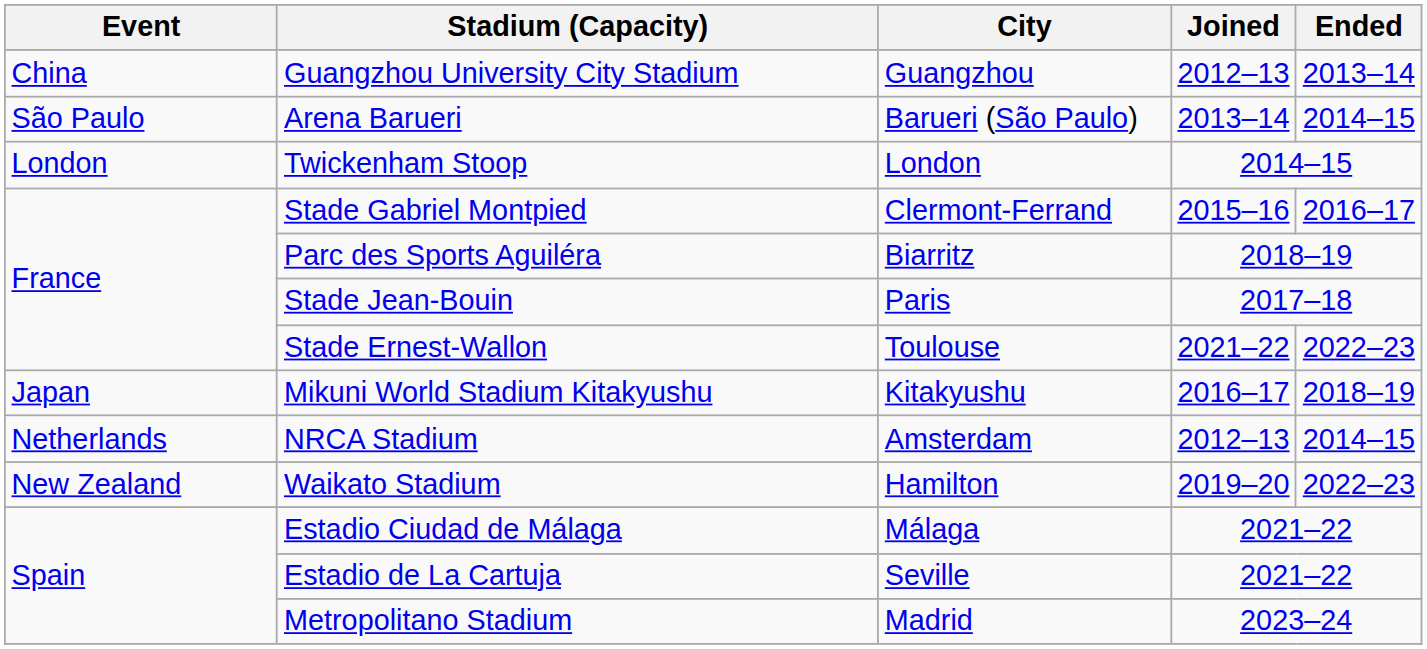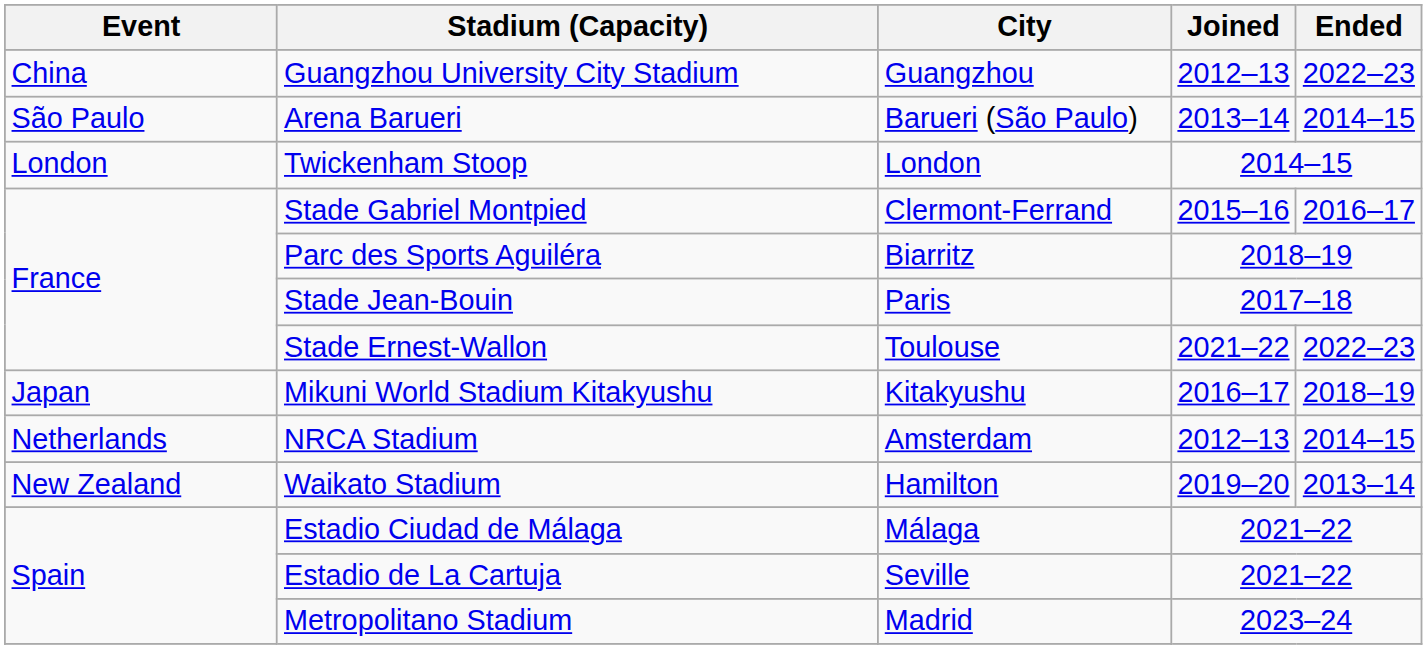(1359, 73) 2013–14 -> (1359, 73) 2022–23
(1359, 484) 2022–23 -> (1359, 484) 2013–14
